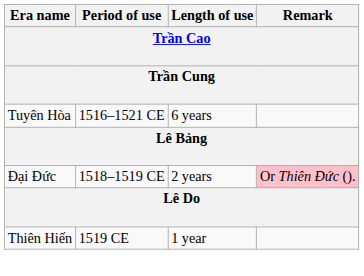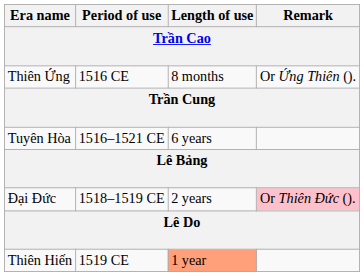+ row: (39, 76)
(189, 237) no background -> (189, 260) lightsalmon background
